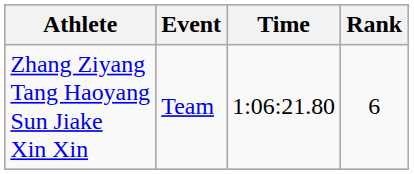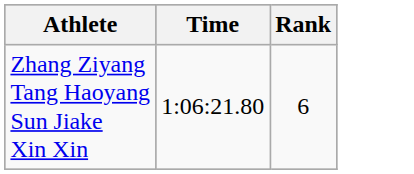- column: (191, 24)
